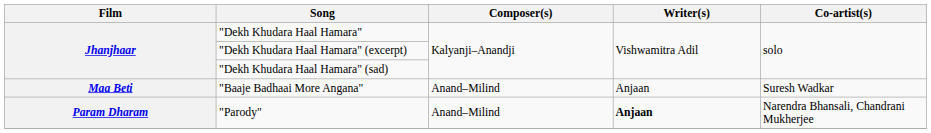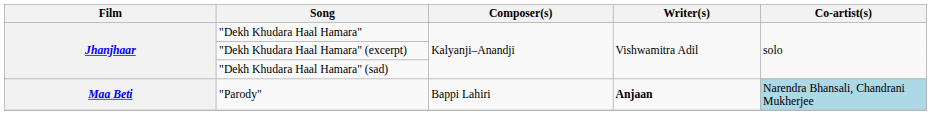- row: (291, 87)
(110, 112) Param Dharam -> (110, 94) Maa Beti
(466, 112) Anand–Milind -> (461, 94) Bappi Lahiri
(834, 112) no background -> (834, 94) lightblue background
